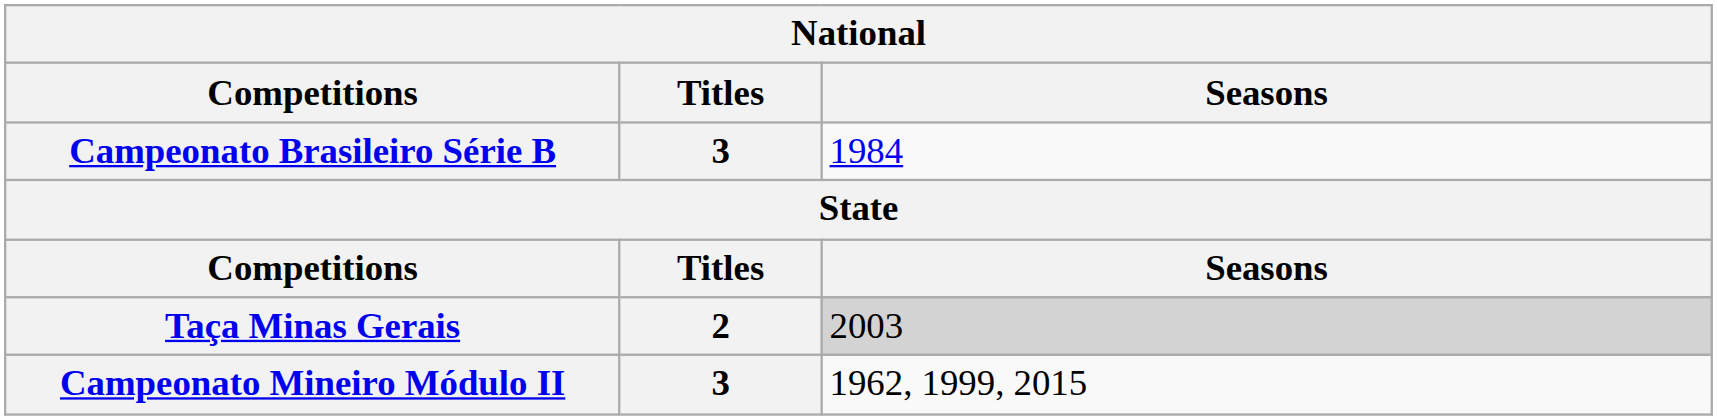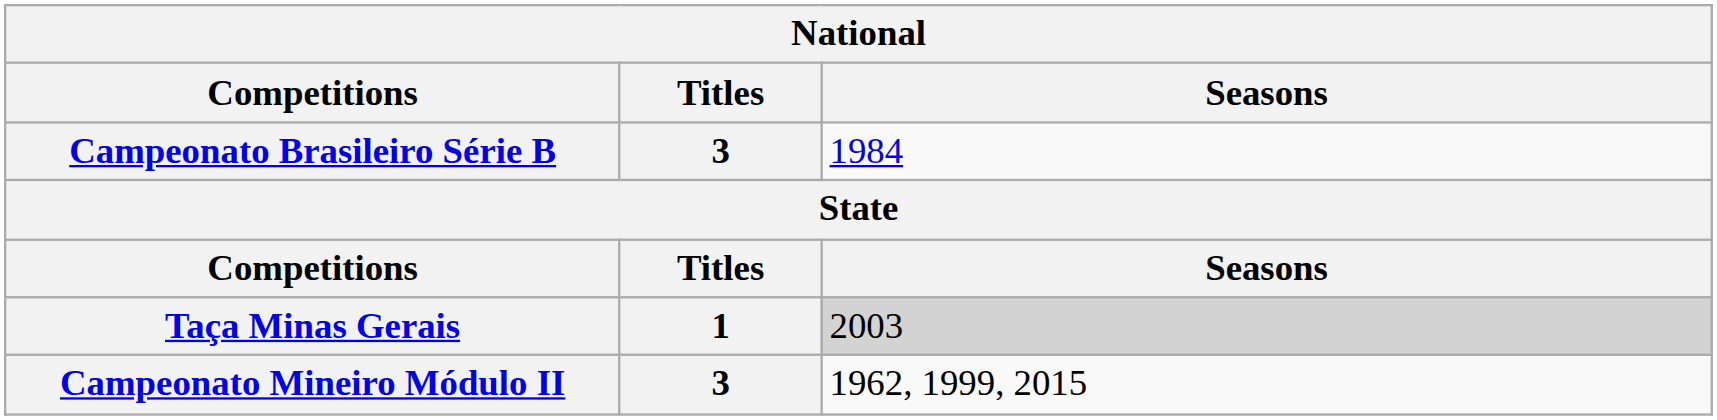(721, 325) 2 -> (721, 325) 1
